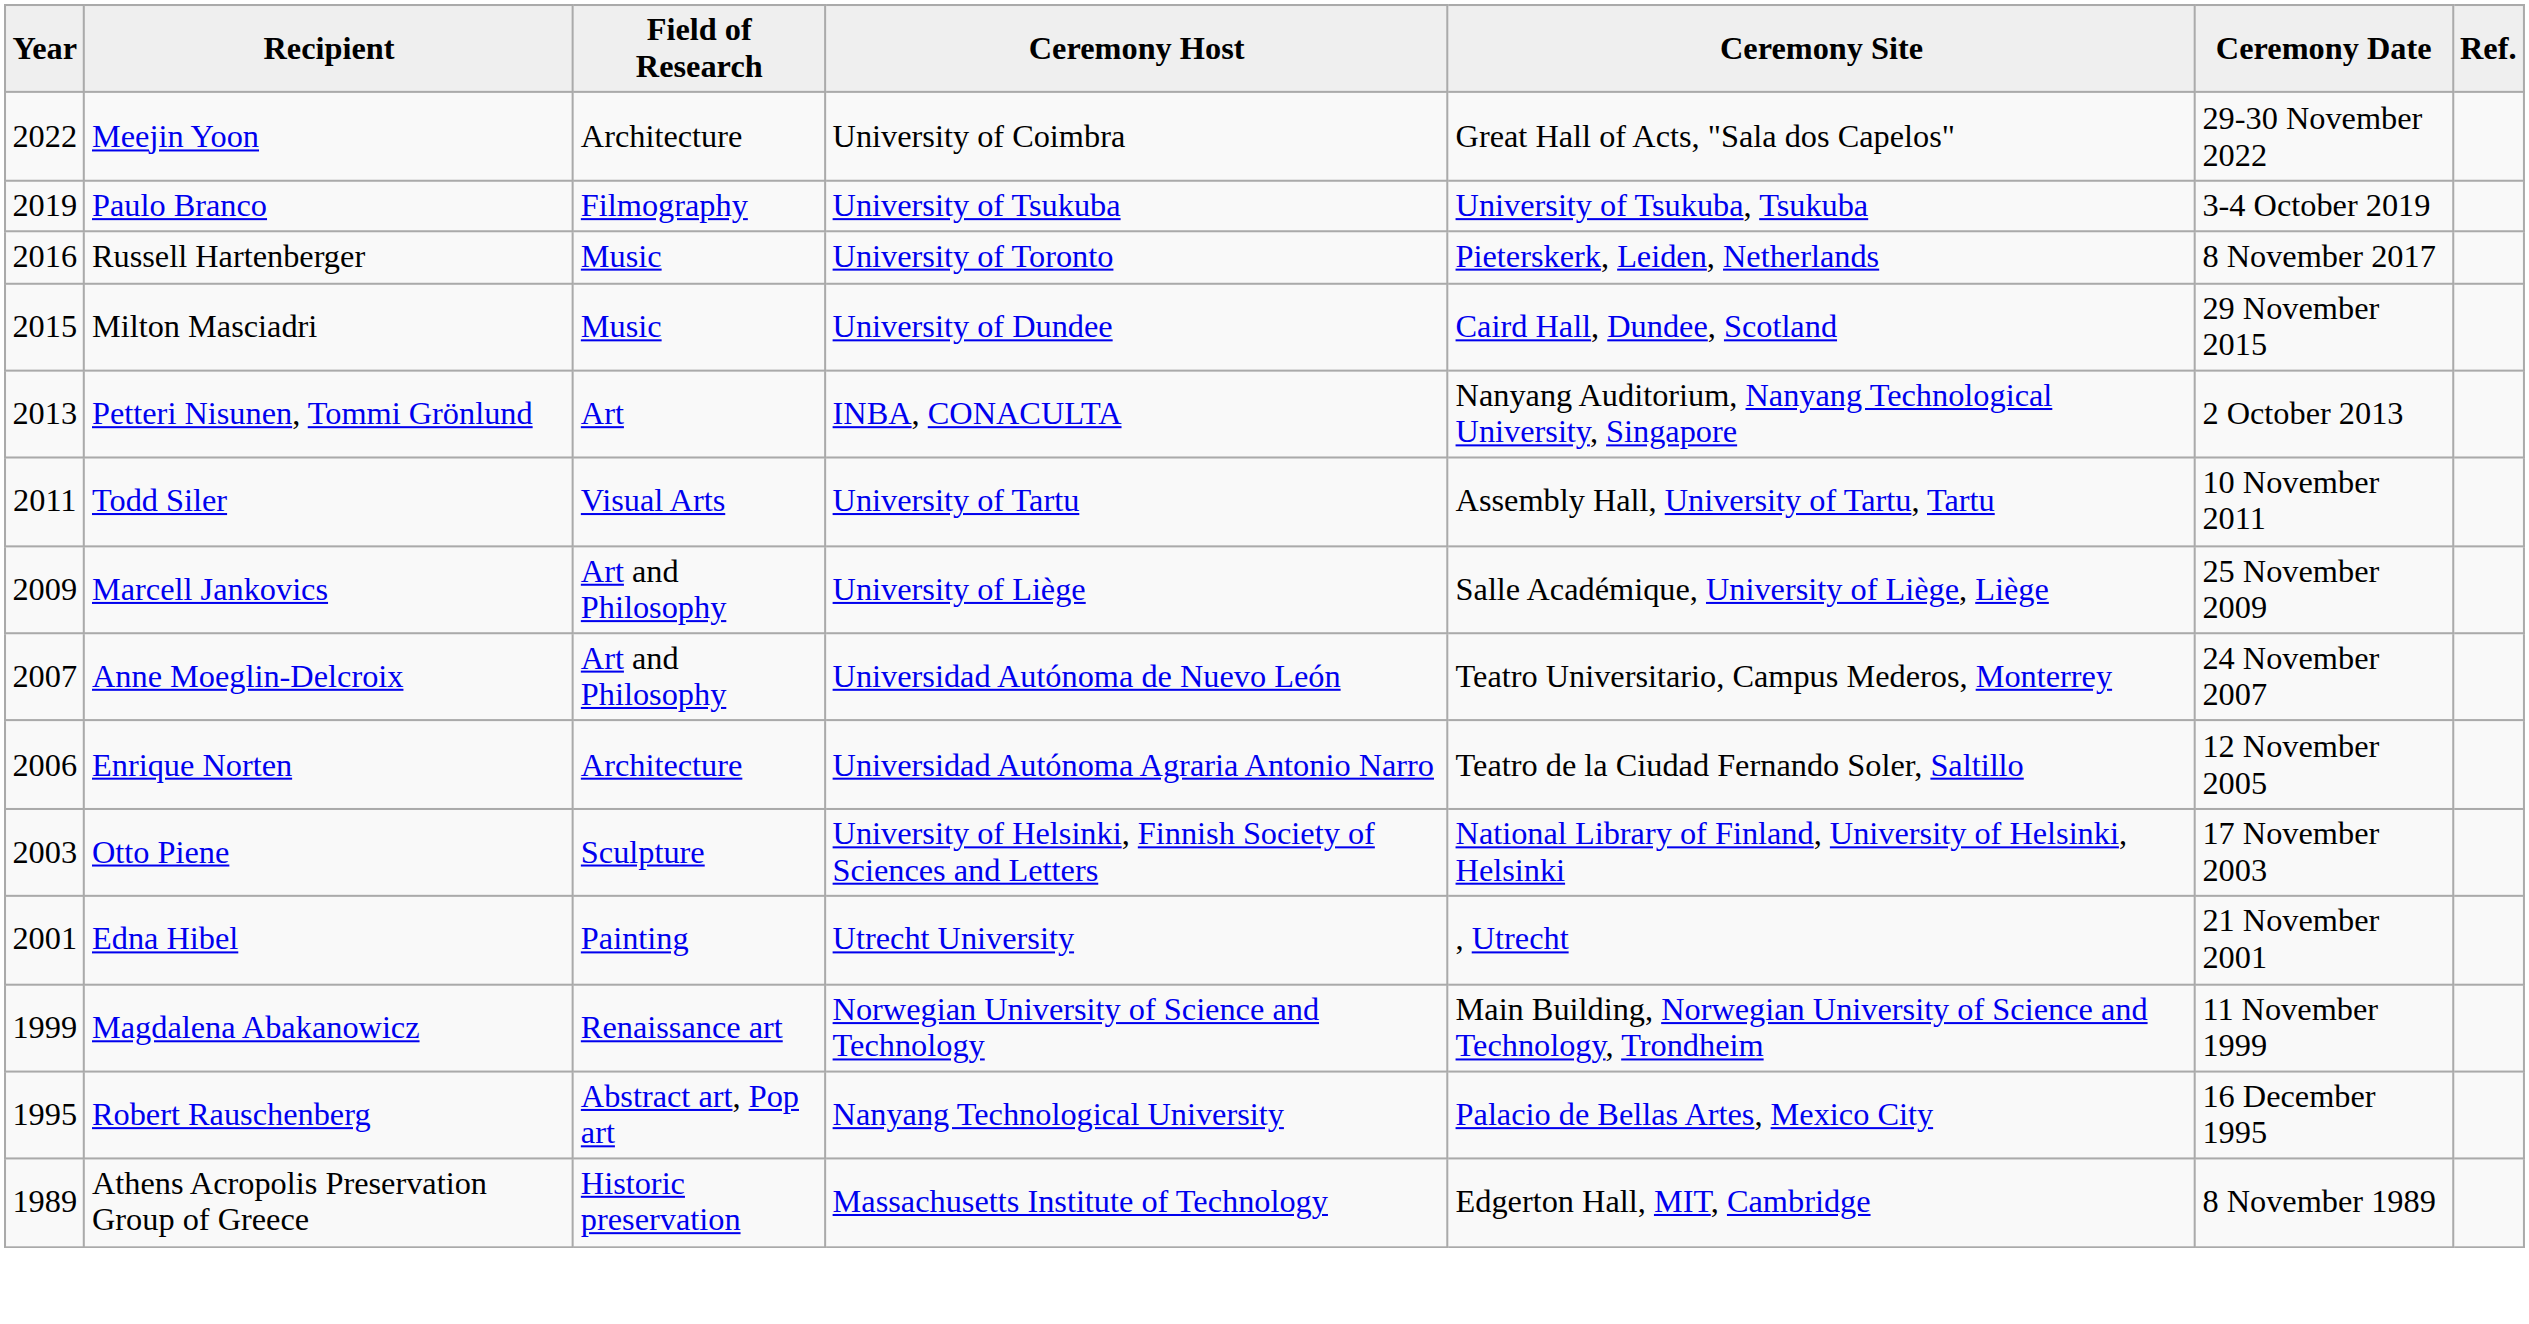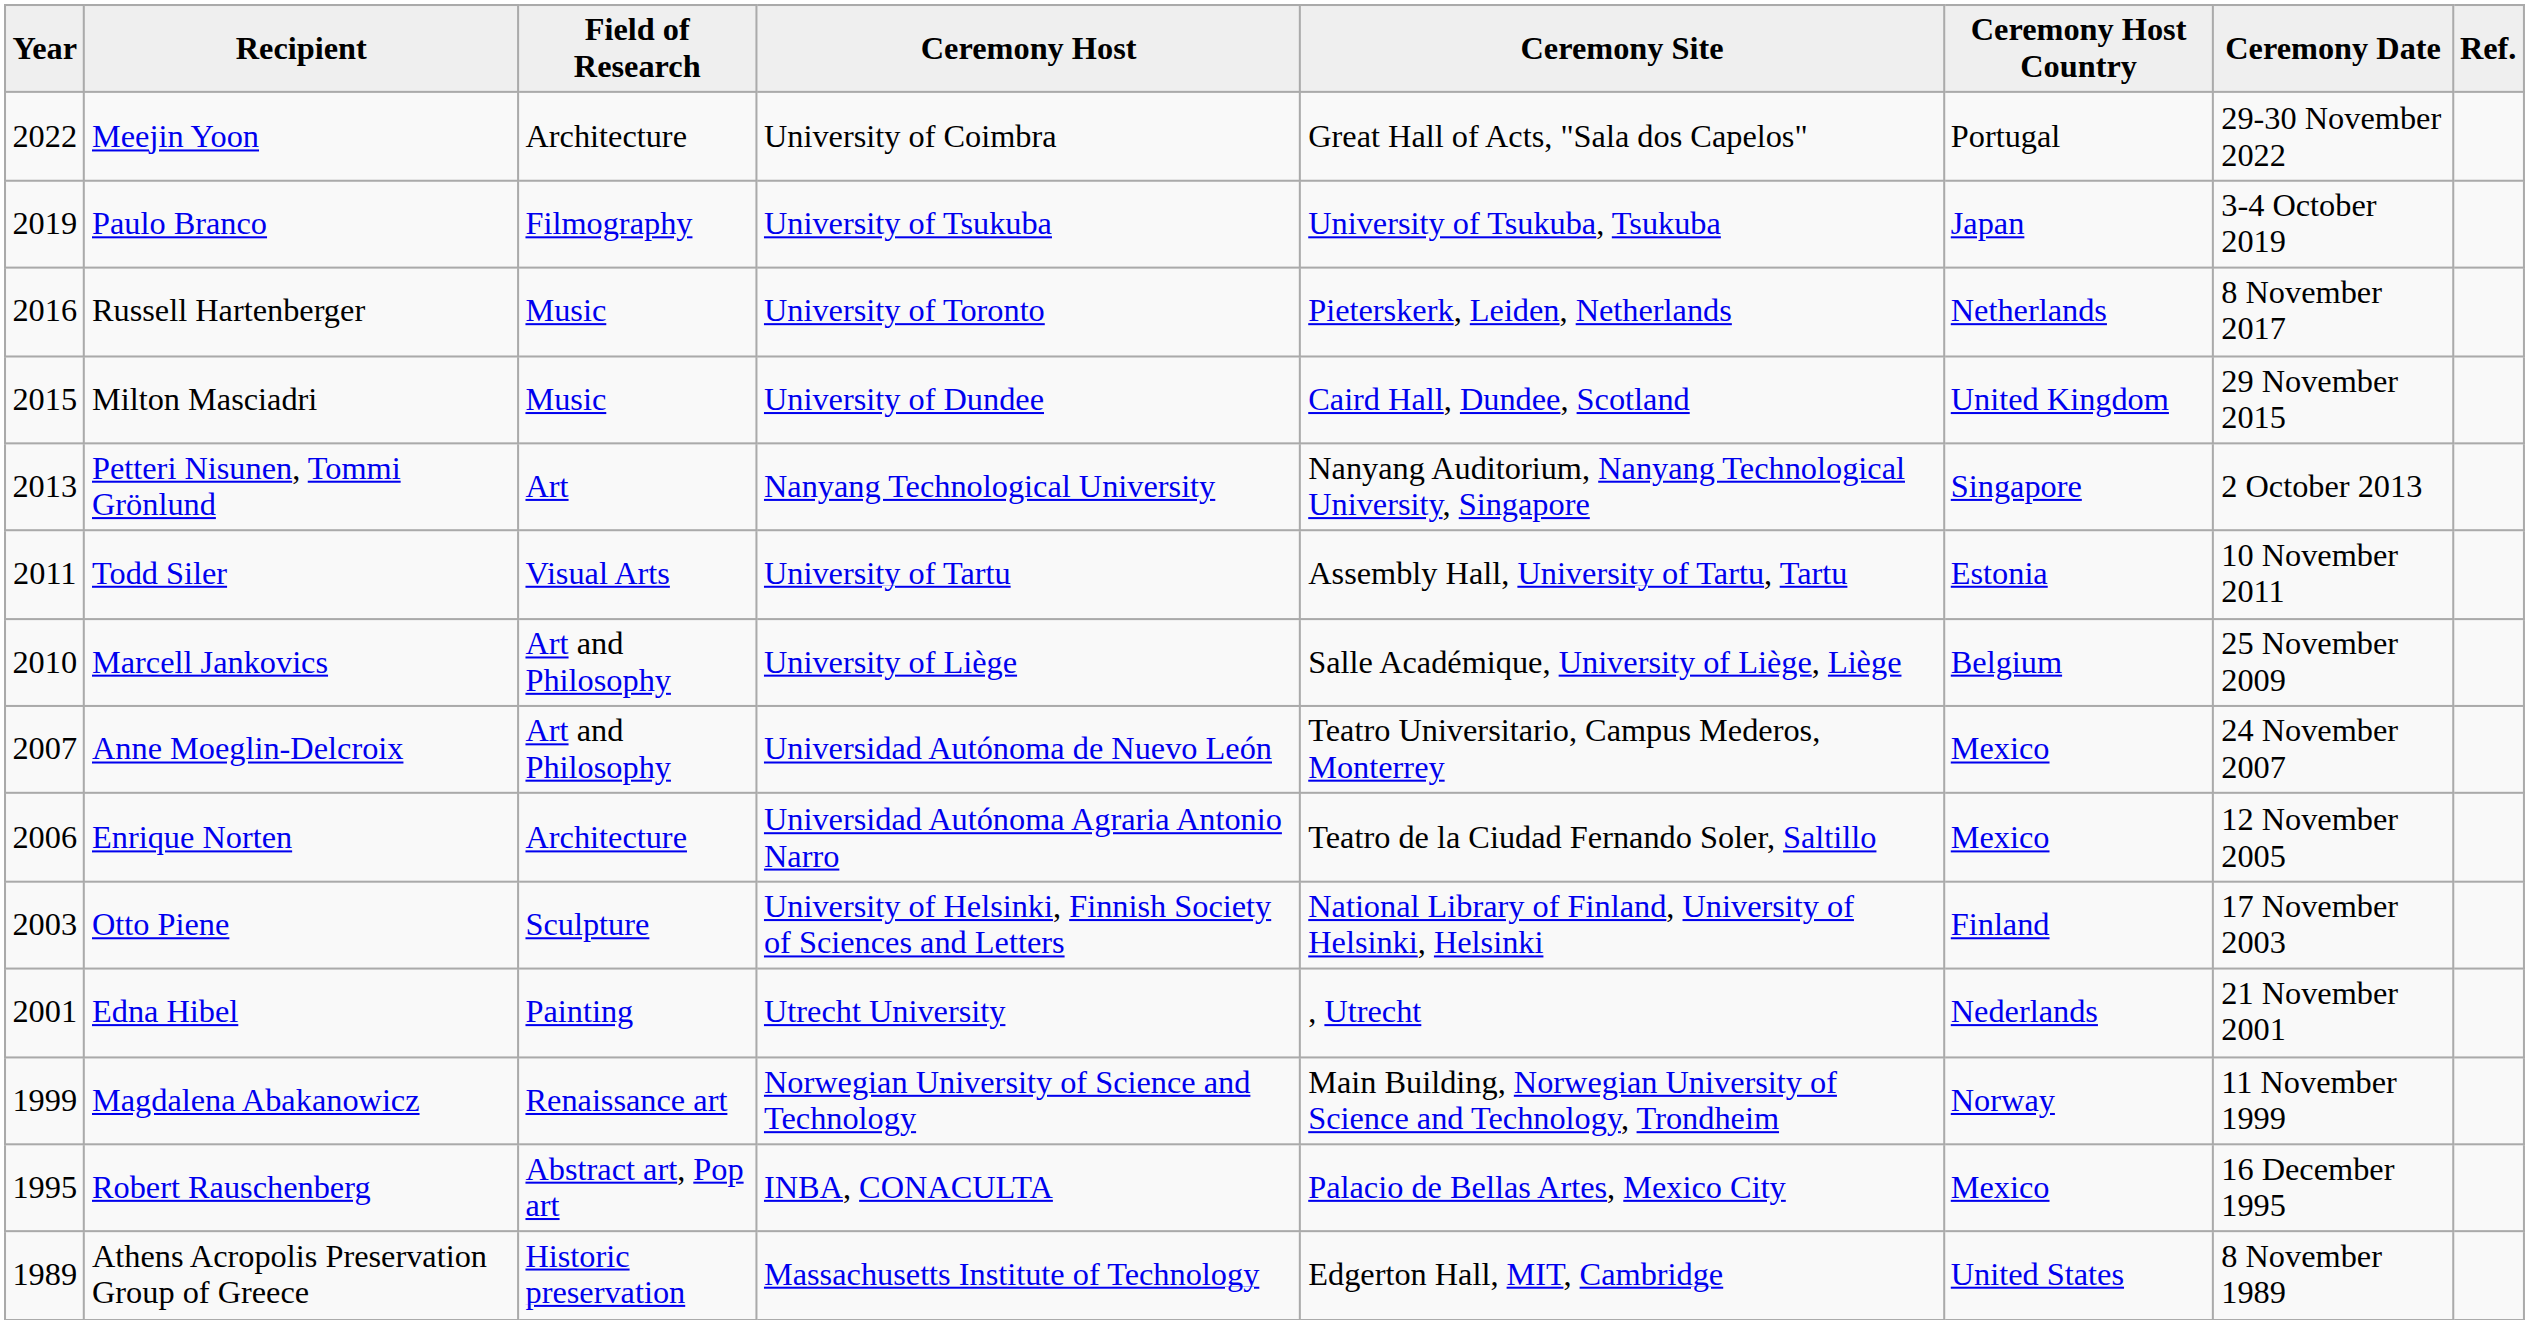+ column: (2079, 48)
(977, 413) INBA, CONACULTA -> (990, 486) Nanyang Technological University
(45, 588) 2009 -> (45, 661) 2010
(1058, 1114) Nanyang Technological University -> (908, 1187) INBA, CONACULTA
